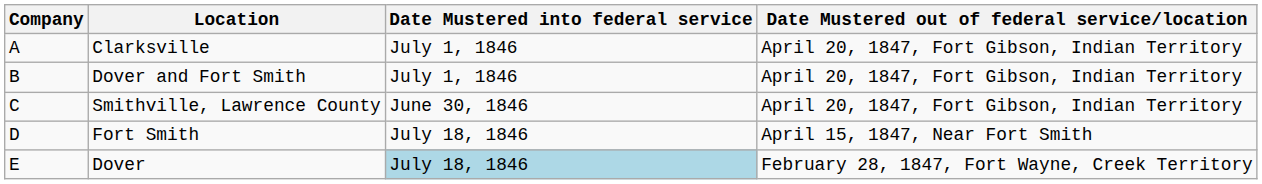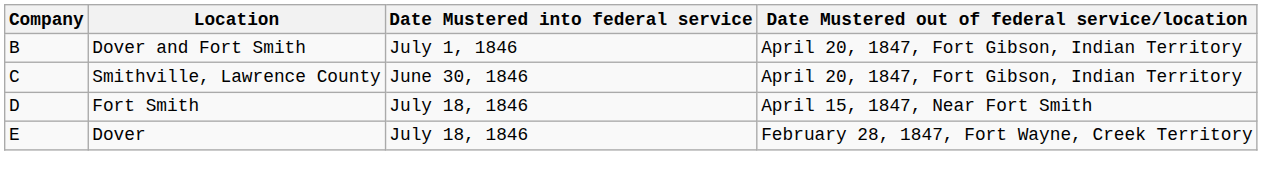- row: (151, 48)
(459, 164) lightblue background -> (459, 135) no background
